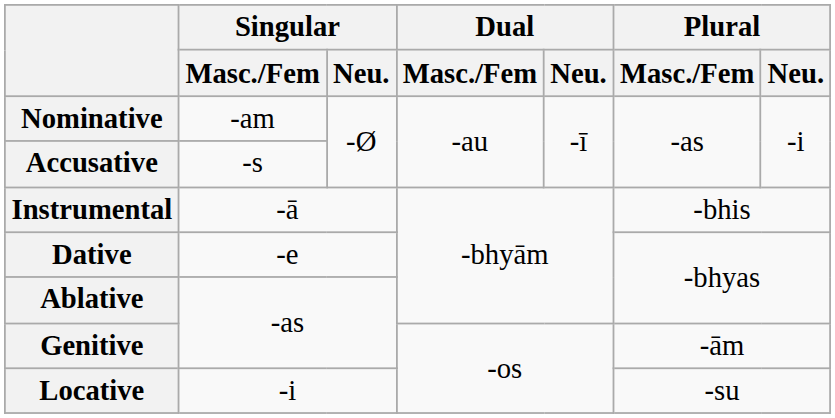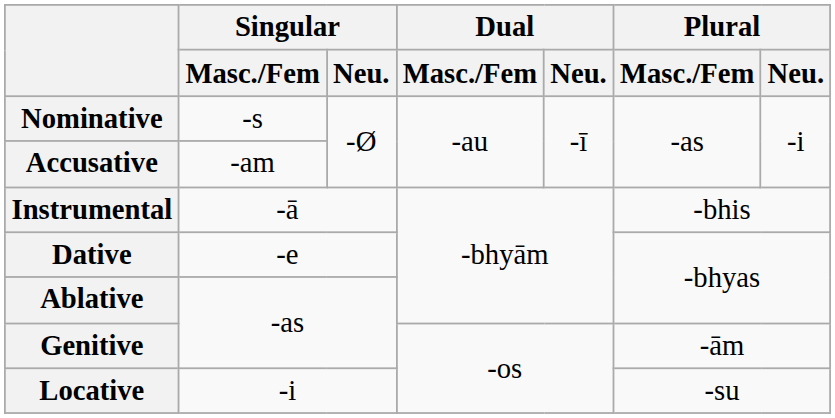(253, 118) -am -> (253, 118) -s
(253, 163) -s -> (253, 163) -am
